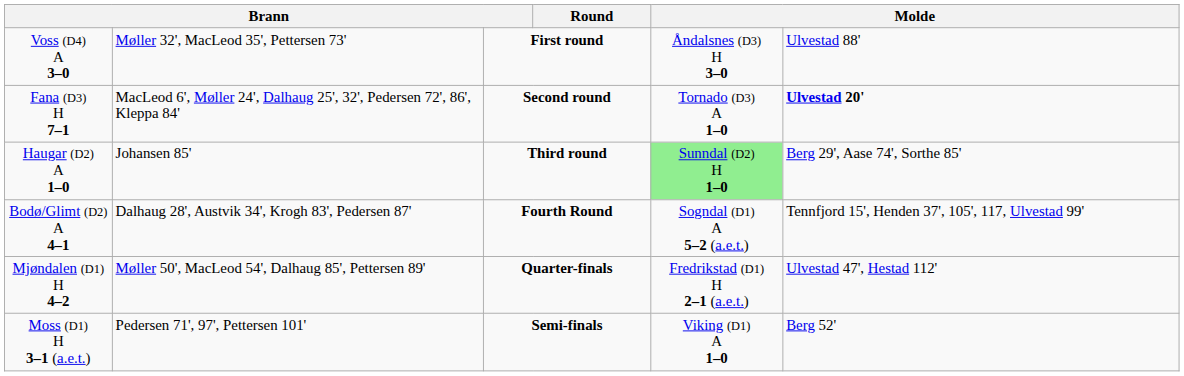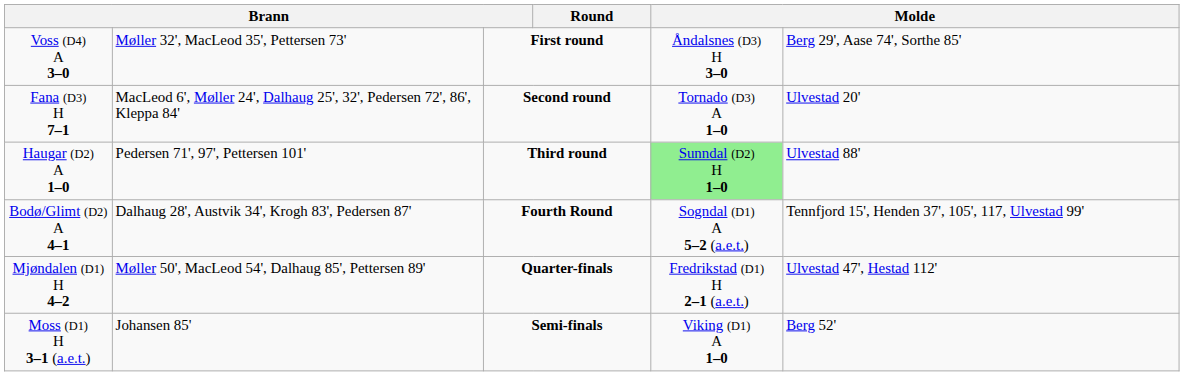(823, 39) Ulvestad 88' -> (874, 39) Berg 29', Aase 74', Sorthe 85'
(825, 96) bold -> (823, 96) normal
(154, 154) Johansen 85' -> (211, 154) Pedersen 71', 97', Pettersen 101'
(874, 154) Berg 29', Aase 74', Sorthe 85' -> (823, 154) Ulvestad 88'
(211, 325) Pedersen 71', 97', Pettersen 101' -> (154, 325) Johansen 85'
